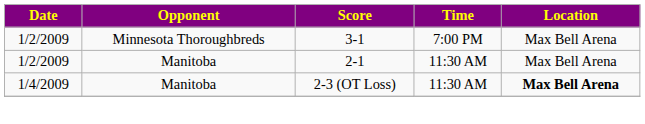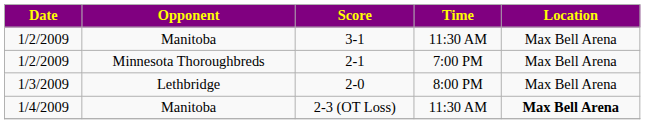(189, 38) Minnesota Thoroughbreds -> (189, 38) Manitoba
(458, 38) 7:00 PM -> (458, 38) 11:30 AM
(189, 61) Manitoba -> (189, 61) Minnesota Thoroughbreds
(458, 61) 11:30 AM -> (458, 61) 7:00 PM
+ row: (355, 84)
